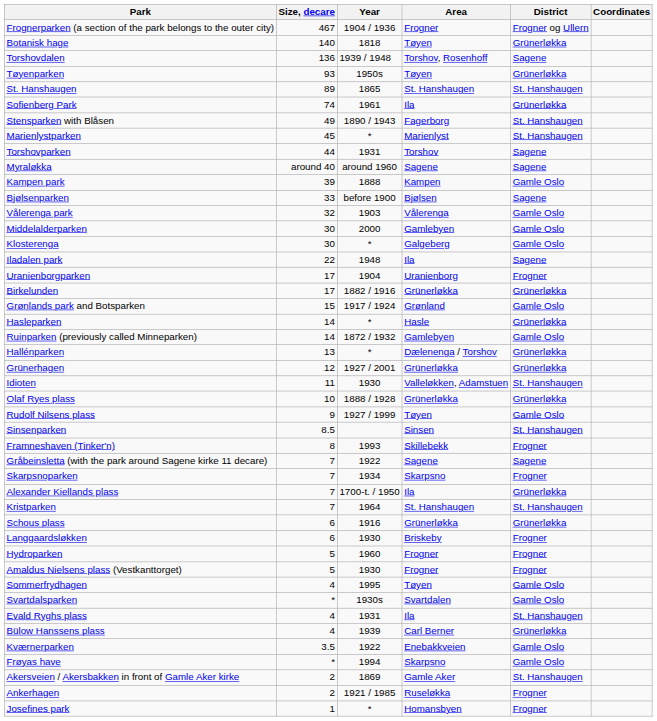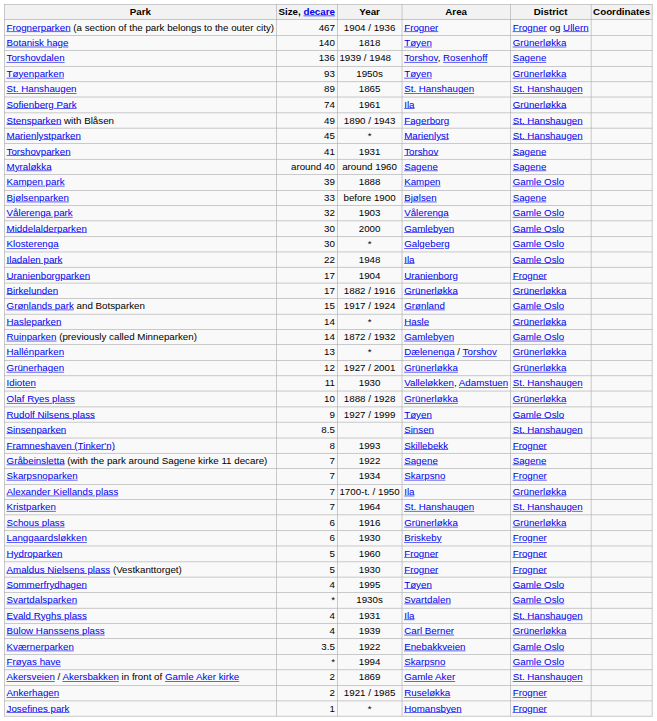(330, 151) 44 -> (330, 151) 41
(529, 259) Sagene -> (538, 259) Gamle Oslo
